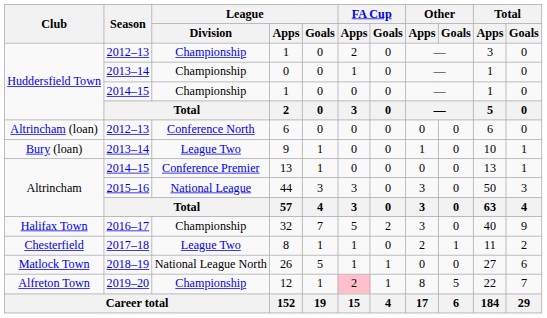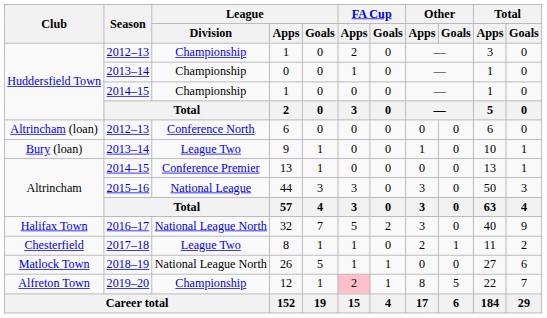(211, 226) Championship -> (211, 226) National League North
